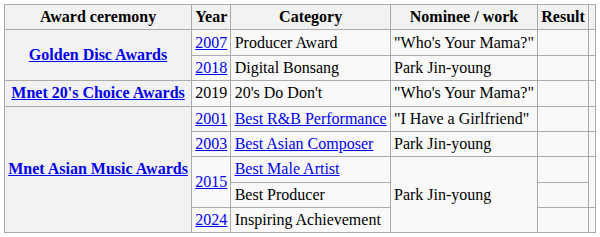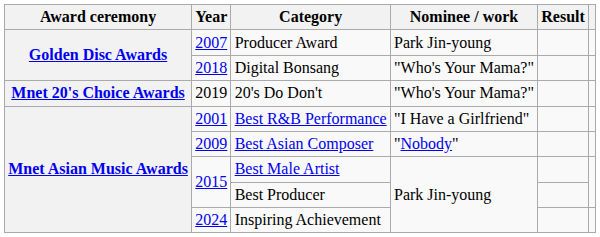(464, 42) "Who's Your Mama?" -> (443, 42) Park Jin-young
(443, 67) Park Jin-young -> (464, 67) "Who's Your Mama?"
(211, 144) 2003 -> (211, 144) 2009
(443, 144) Park Jin-young -> (426, 144) "Nobody"
